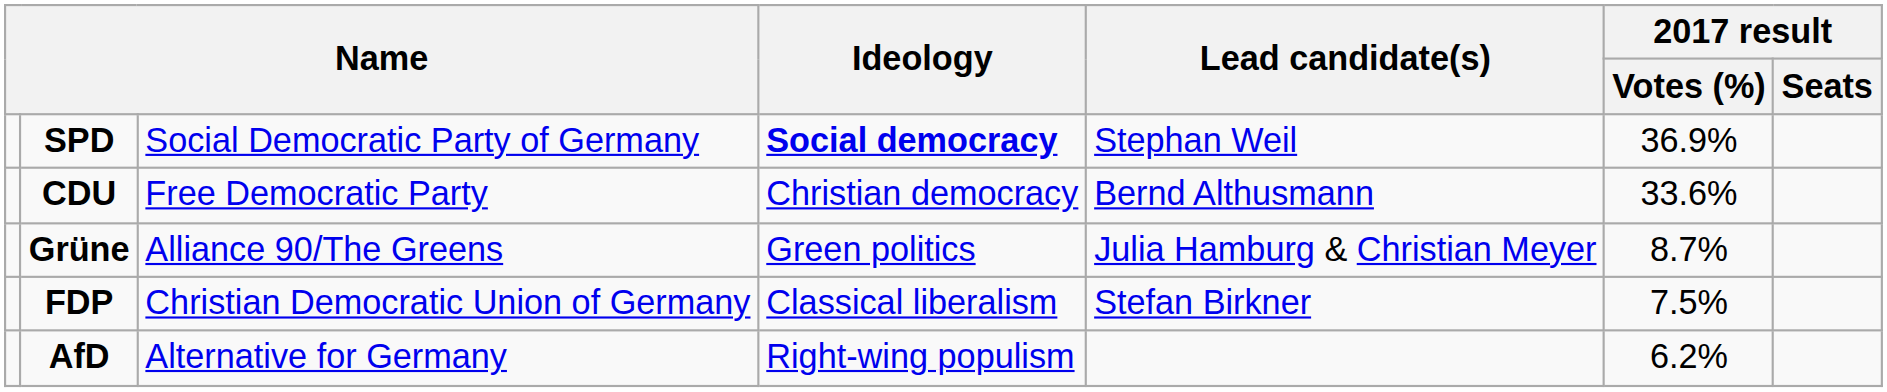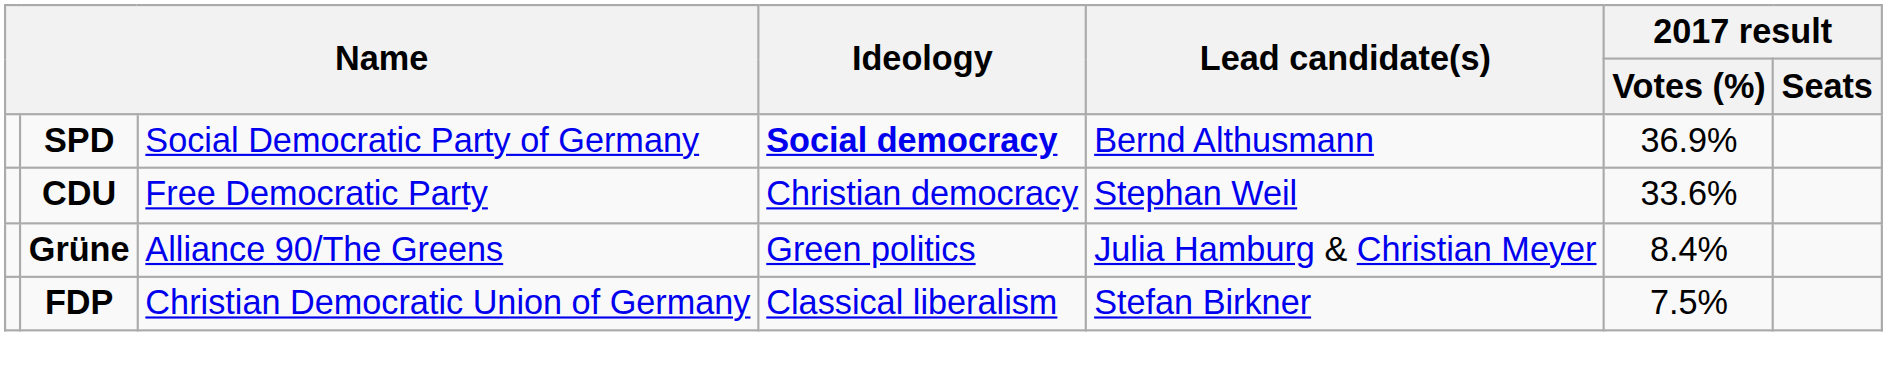(1196, 140) Stephan Weil -> (1234, 140) Bernd Althusmann
(1234, 194) Bernd Althusmann -> (1196, 194) Stephan Weil
(1689, 248) 8.7% -> (1689, 248) 8.4%
- row: (79, 357)
